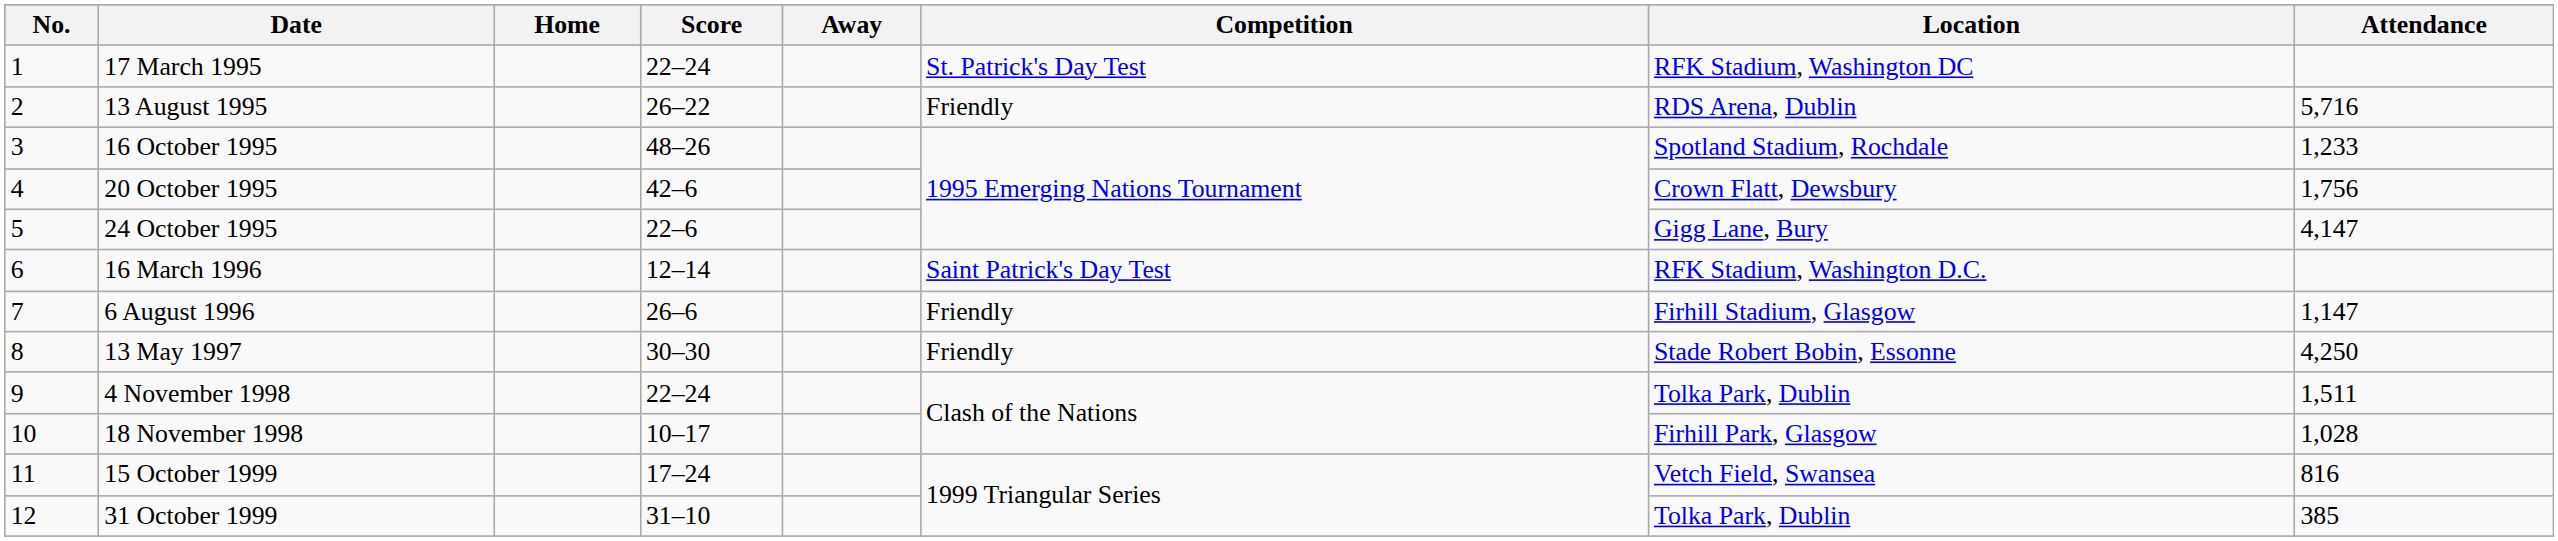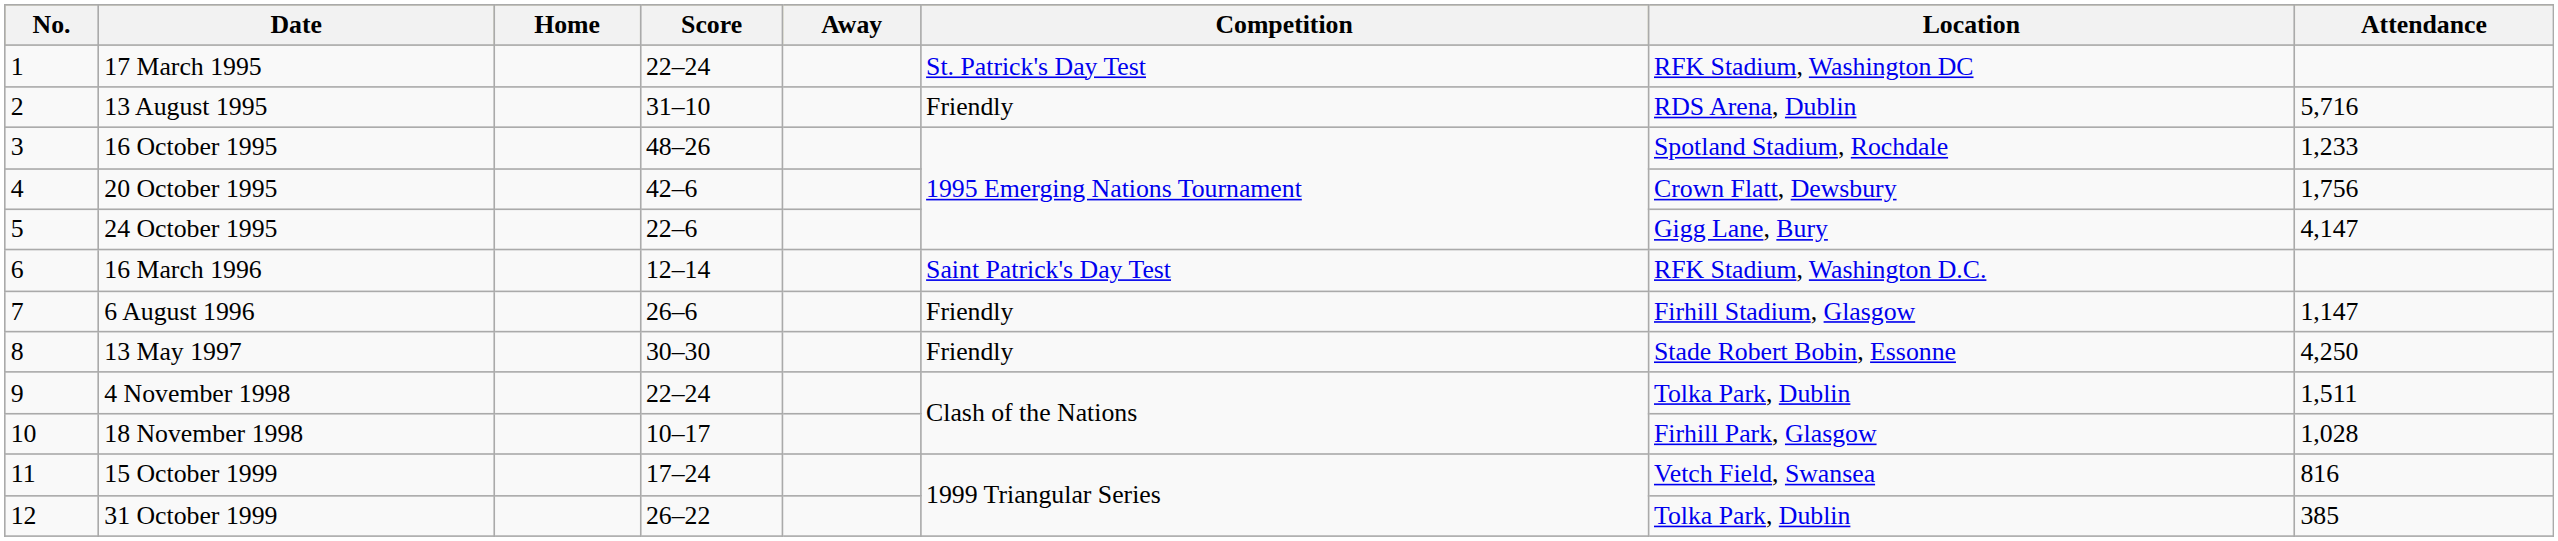(678, 106) 26–22 -> (678, 106) 31–10
(678, 515) 31–10 -> (678, 515) 26–22
